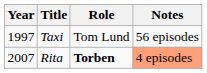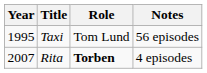(21, 36) 1997 -> (21, 36) 1995
(164, 57) lightsalmon background -> (164, 57) no background
